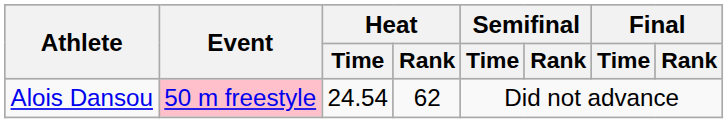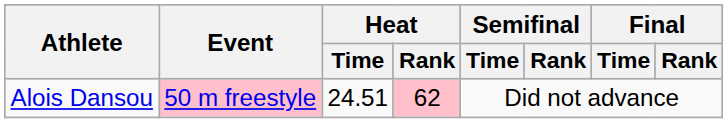(358, 99) 24.54 -> (358, 99) 24.51
(427, 99) no background -> (427, 99) pink background
